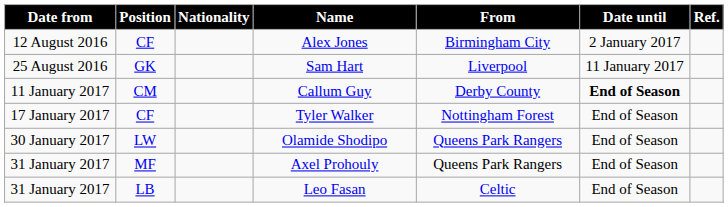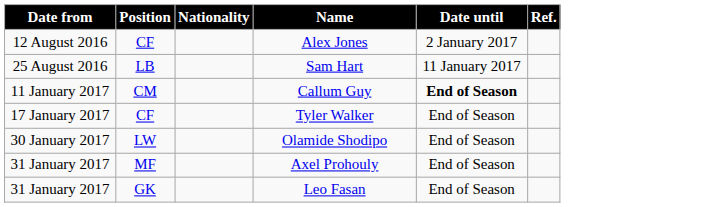- column: (498, 17)
(145, 66) GK -> (145, 66) LB
(145, 190) LB -> (145, 190) GK
